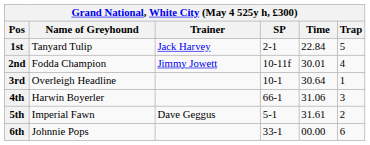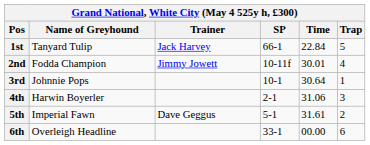(270, 47) 2-1 -> (273, 47) 66-1
(74, 81) Overleigh Headline -> (60, 81) Johnnie Pops
(273, 98) 66-1 -> (270, 98) 2-1
(60, 132) Johnnie Pops -> (74, 132) Overleigh Headline
